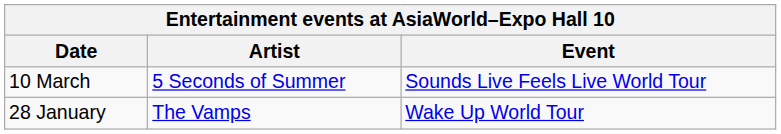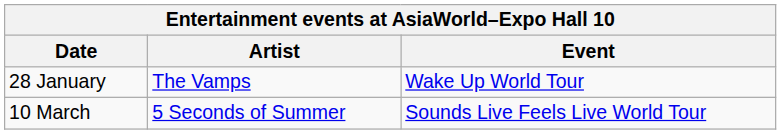rows swapped: (57, 112) <-> (50, 81)
